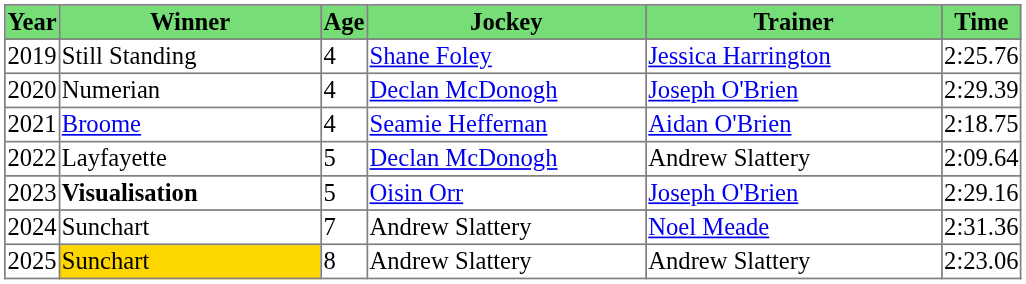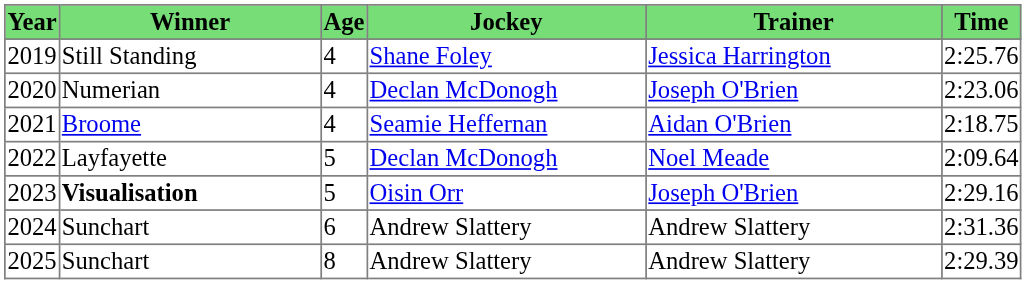(981, 90) 2:29.39 -> (981, 90) 2:23.06
(729, 158) Andrew Slattery -> (709, 158) Noel Meade
(330, 226) 7 -> (330, 226) 6
(709, 226) Noel Meade -> (729, 226) Andrew Slattery
(106, 260) gold background -> (106, 260) no background
(981, 260) 2:23.06 -> (981, 260) 2:29.39
